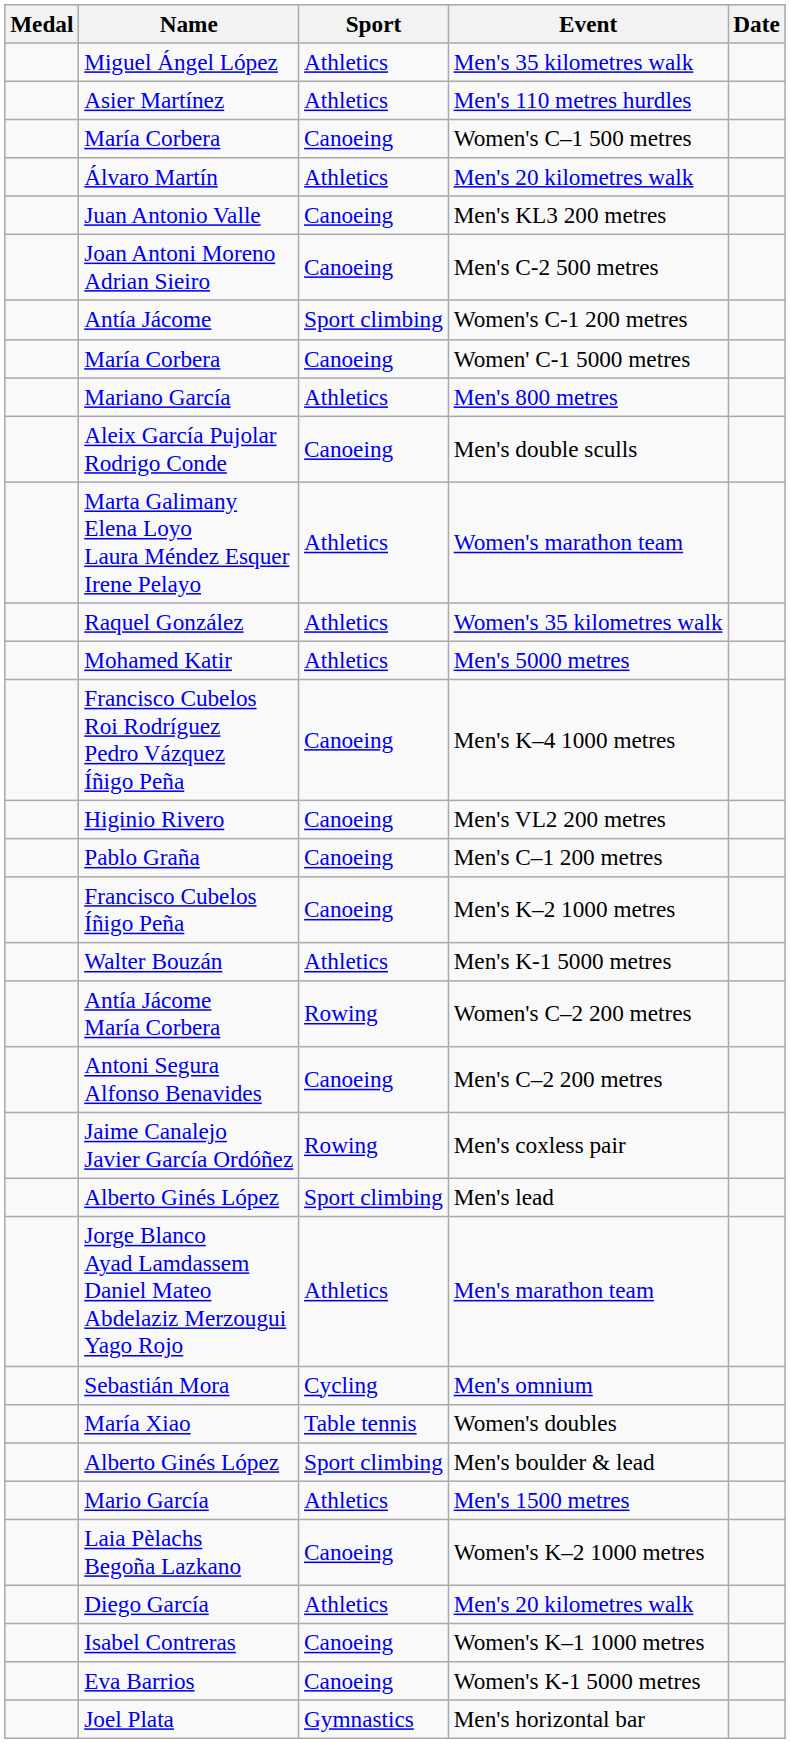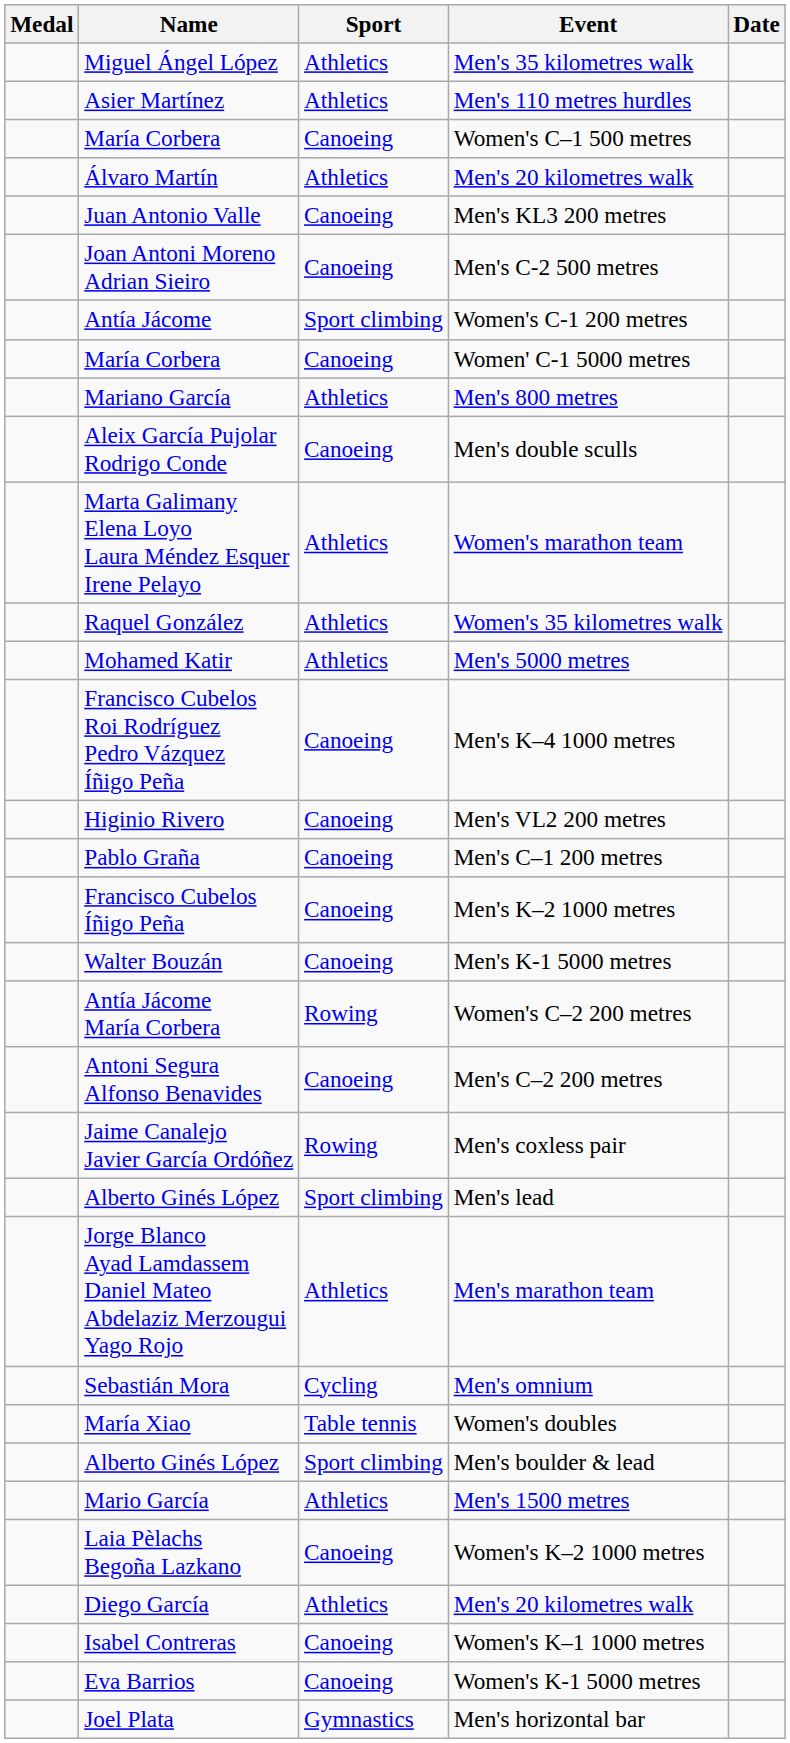(346, 961) Athletics -> (349, 961) Canoeing
